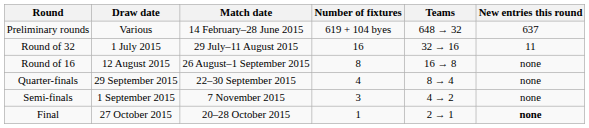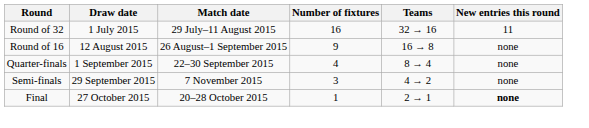- row: (48, 30)
(358, 64) 8 -> (336, 47) 9
(136, 81) 29 September 2015 -> (113, 64) 1 September 2015
(136, 98) 1 September 2015 -> (113, 81) 29 September 2015
